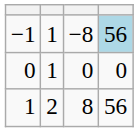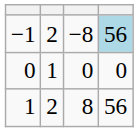(52, 33) 1 -> (52, 33) 2
